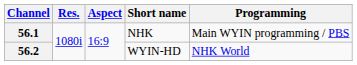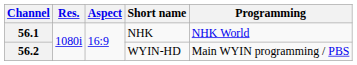(271, 32) Main WYIN programming / PBS -> (221, 32) NHK World
(221, 51) NHK World -> (271, 51) Main WYIN programming / PBS
